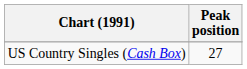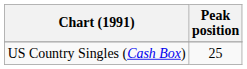(216, 53) 27 -> (216, 53) 25
